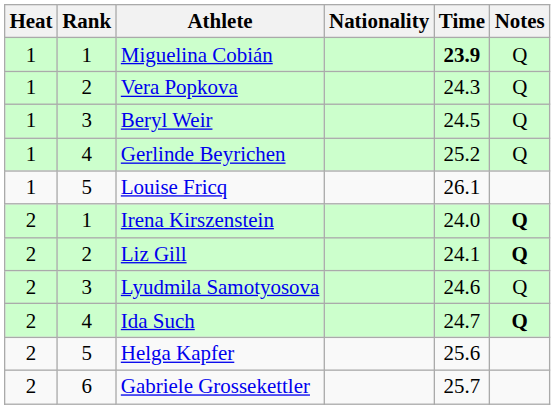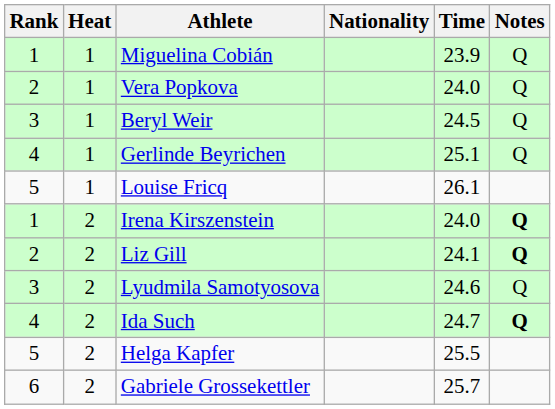columns swapped: (87, 21) <-> (31, 21)
(462, 54) bold -> (462, 54) normal
(462, 87) 24.3 -> (462, 87) 24.0
(462, 154) 25.2 -> (462, 154) 25.1
(462, 353) 25.6 -> (462, 353) 25.5
